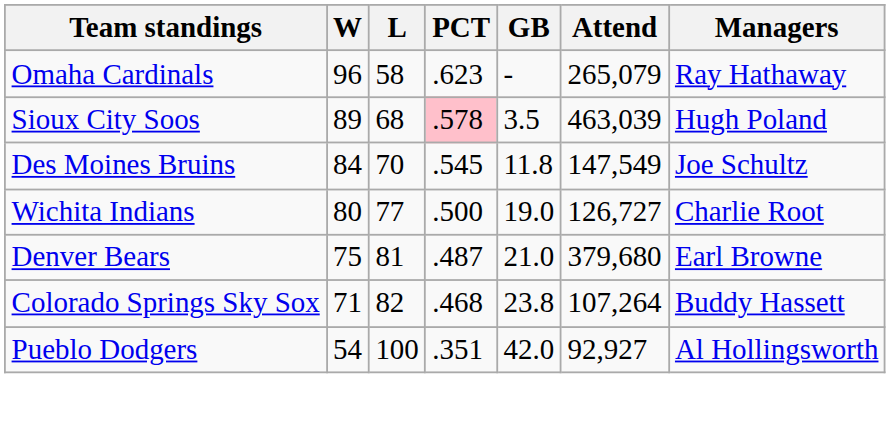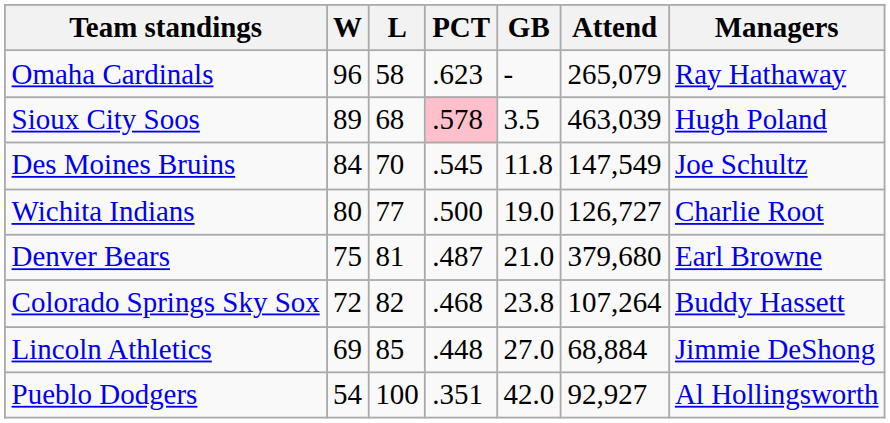(348, 303) 71 -> (348, 303) 72
+ row: (112, 348)
